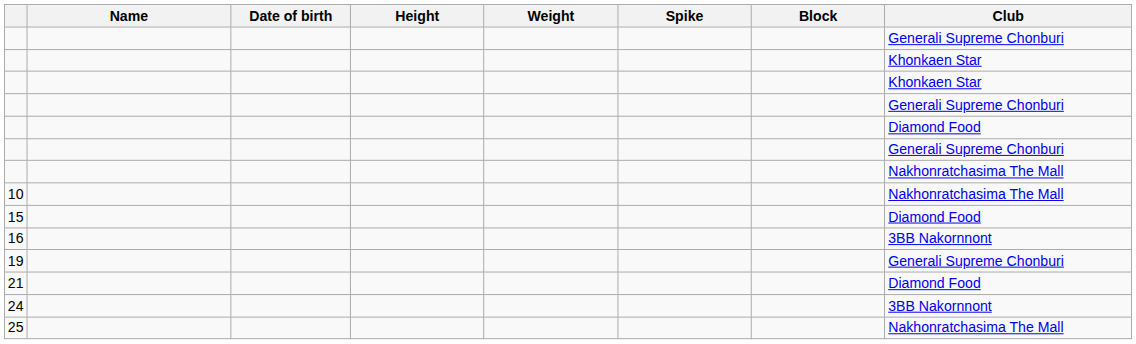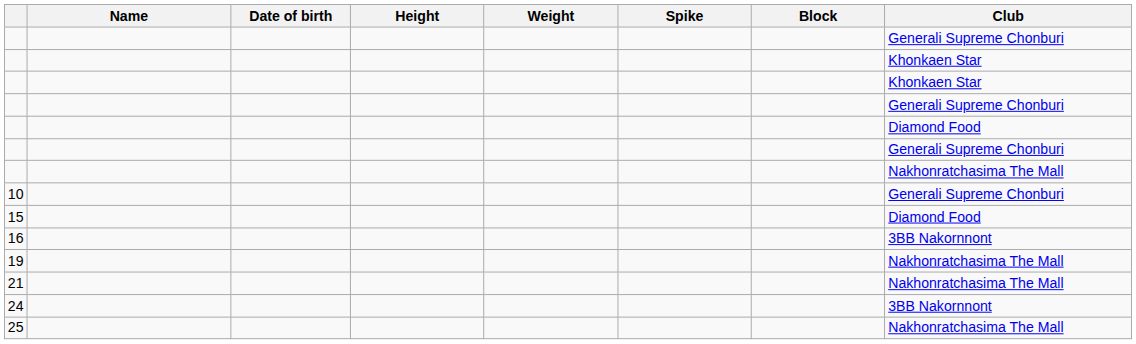(976, 194) Nakhonratchasima The Mall -> (976, 194) Generali Supreme Chonburi
(976, 261) Generali Supreme Chonburi -> (976, 261) Nakhonratchasima The Mall
(935, 284) Diamond Food -> (976, 284) Nakhonratchasima The Mall
